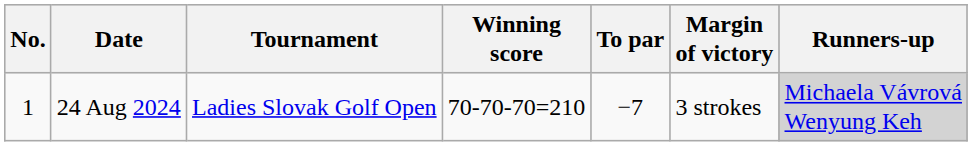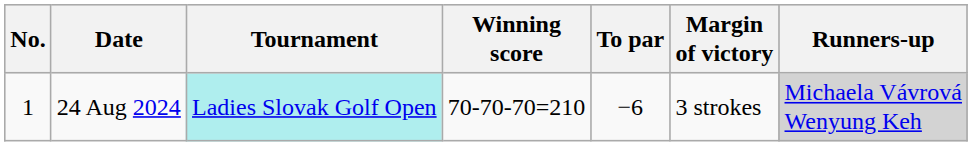(314, 106) no background -> (314, 106) paleturquoise background
(630, 106) −7 -> (630, 106) −6
